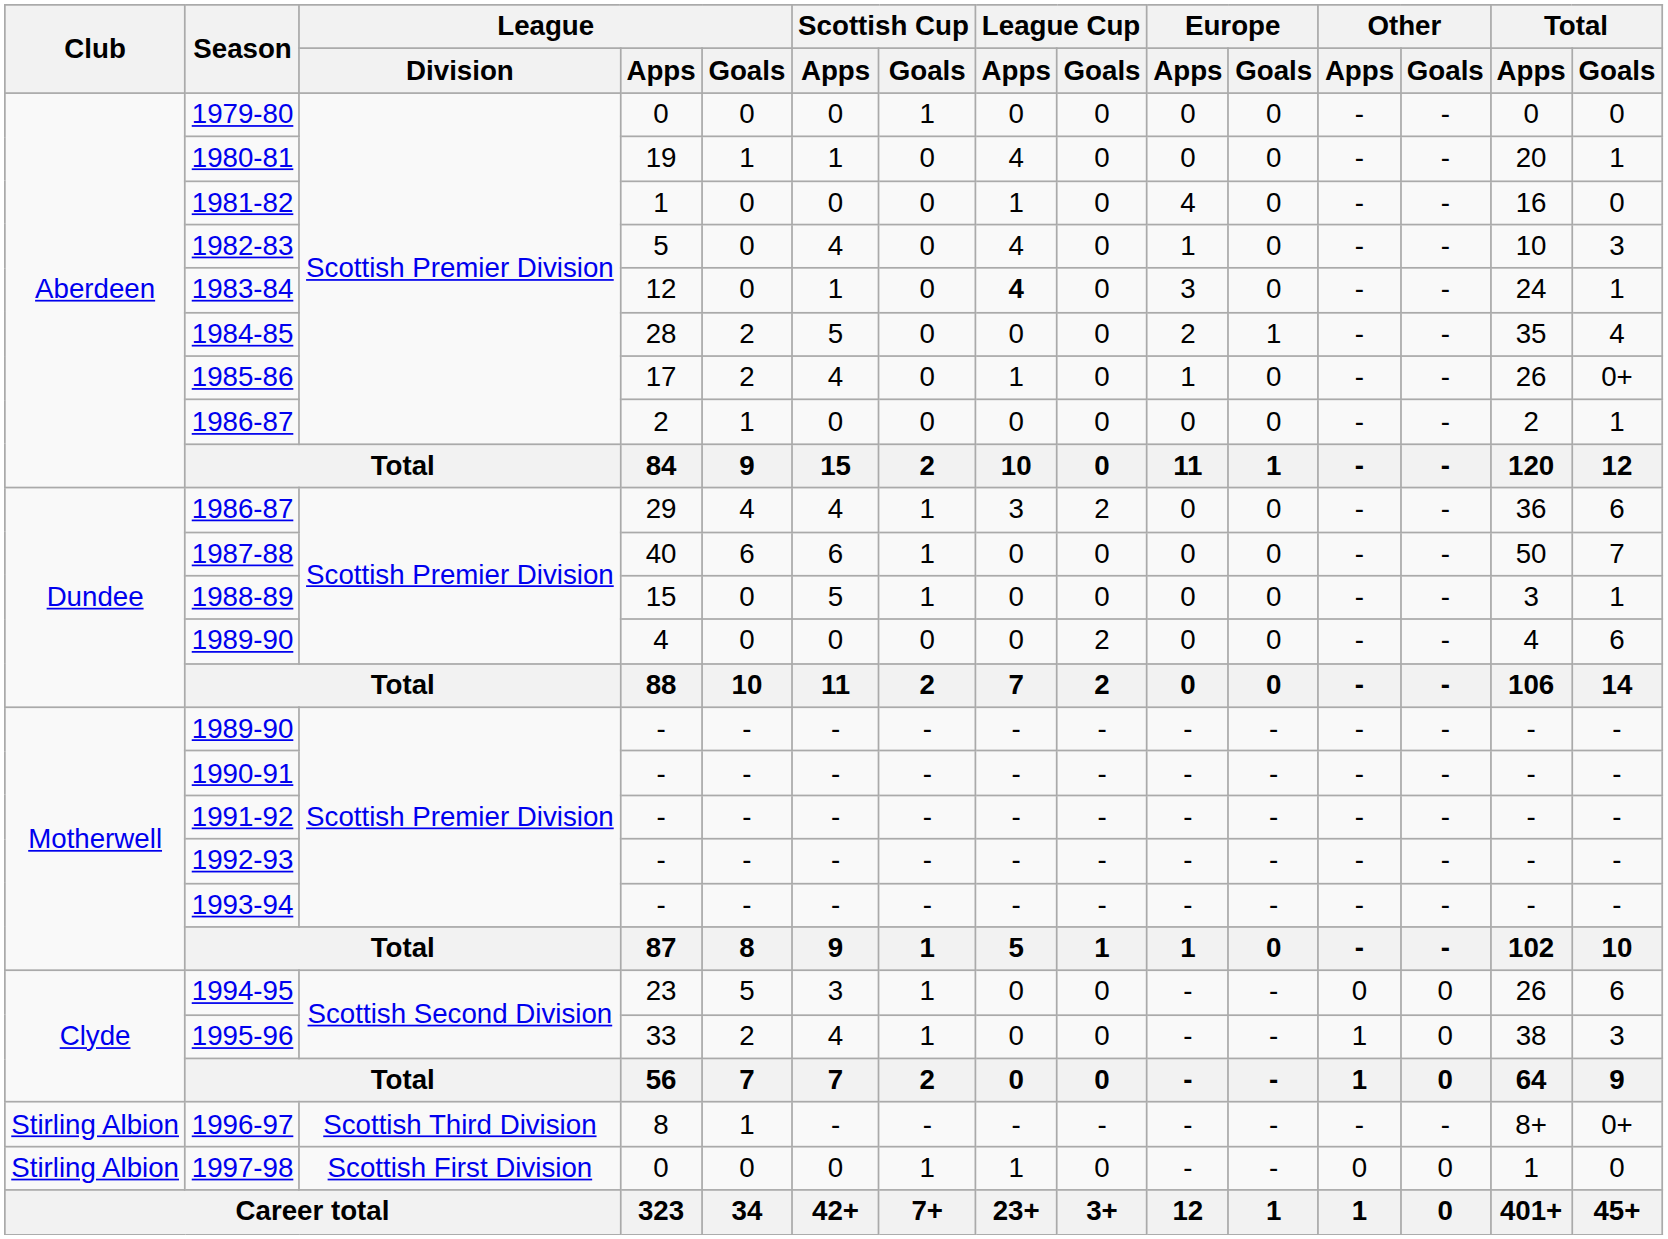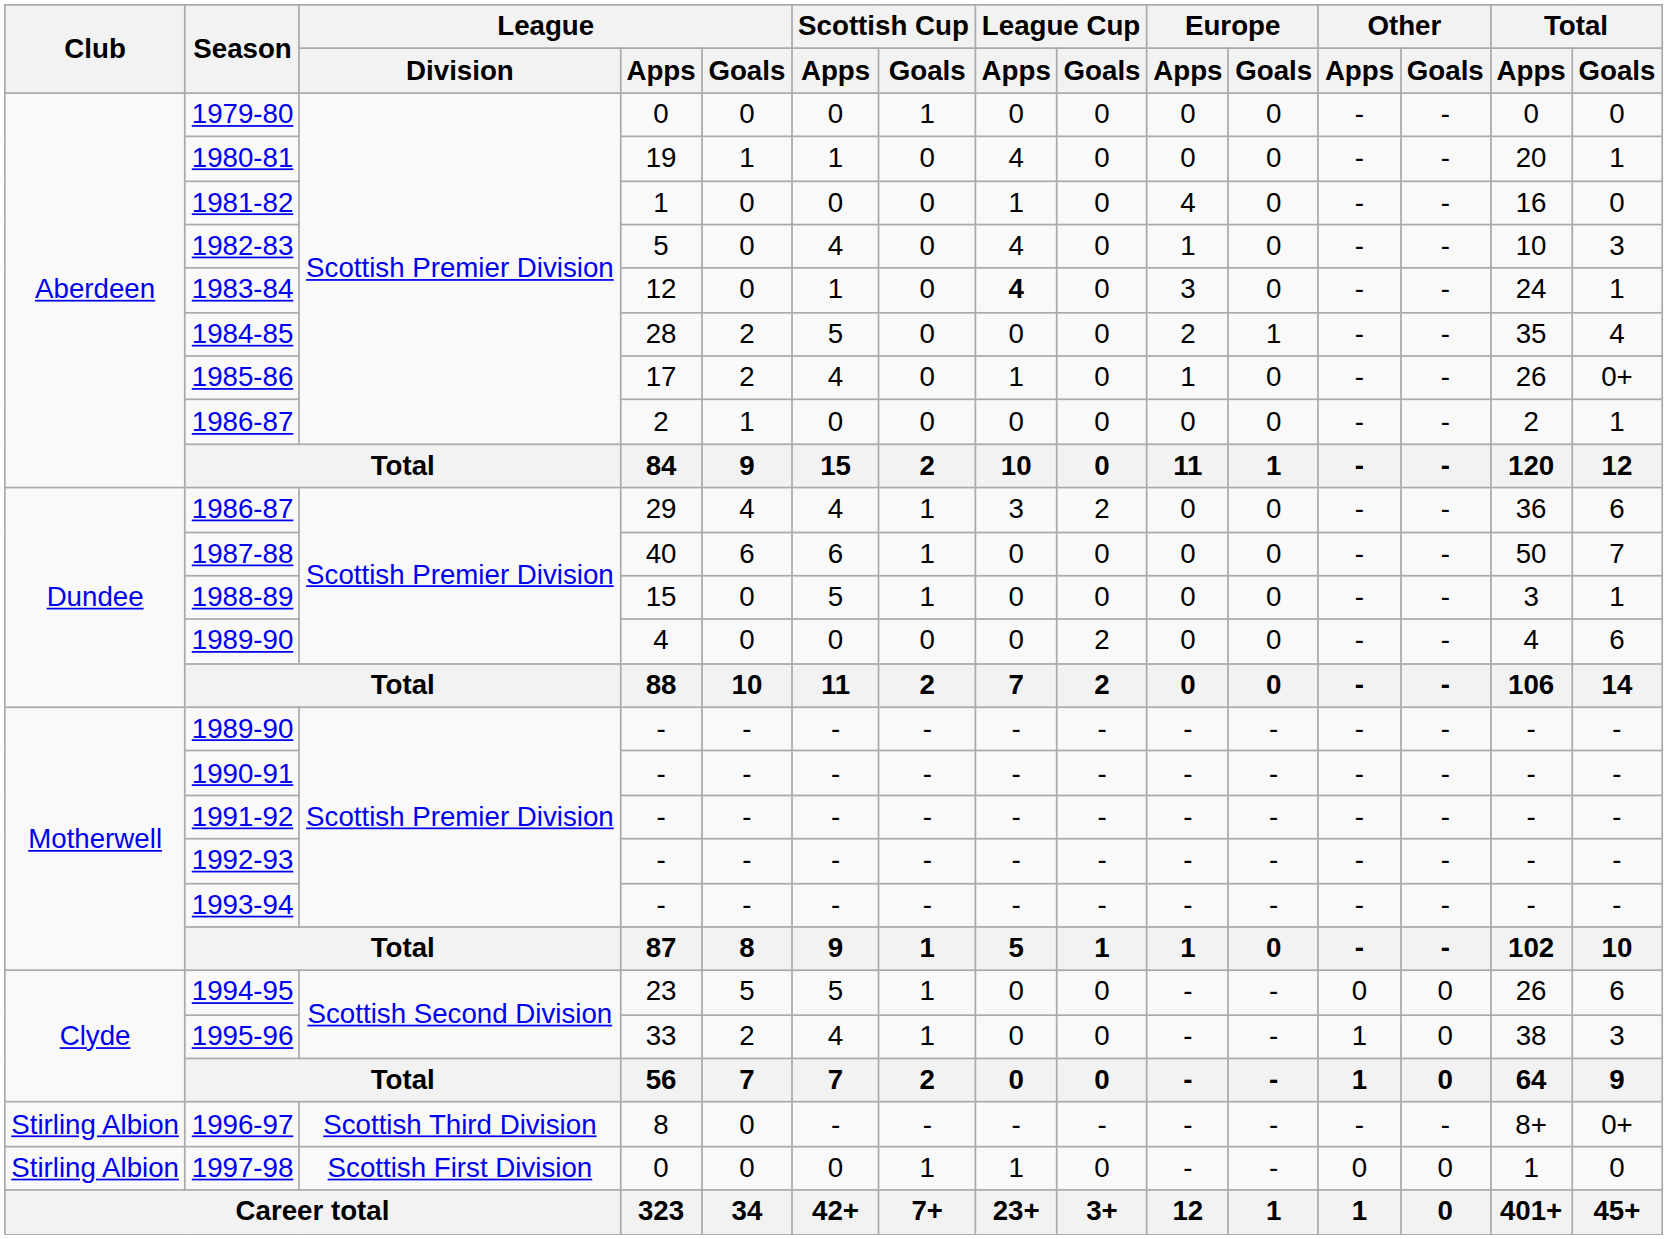(836, 992) 3 -> (836, 992) 5
(747, 1123) 1 -> (747, 1123) 0
